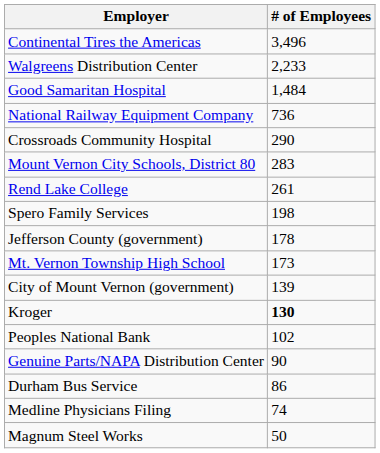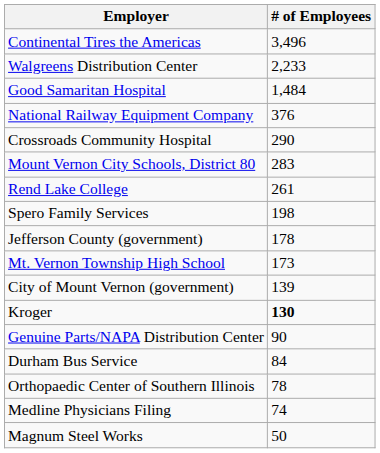(283, 115) 736 -> (283, 115) 376
- row: (79, 336)
(279, 386) 86 -> (279, 361) 84
+ row: (131, 386)
